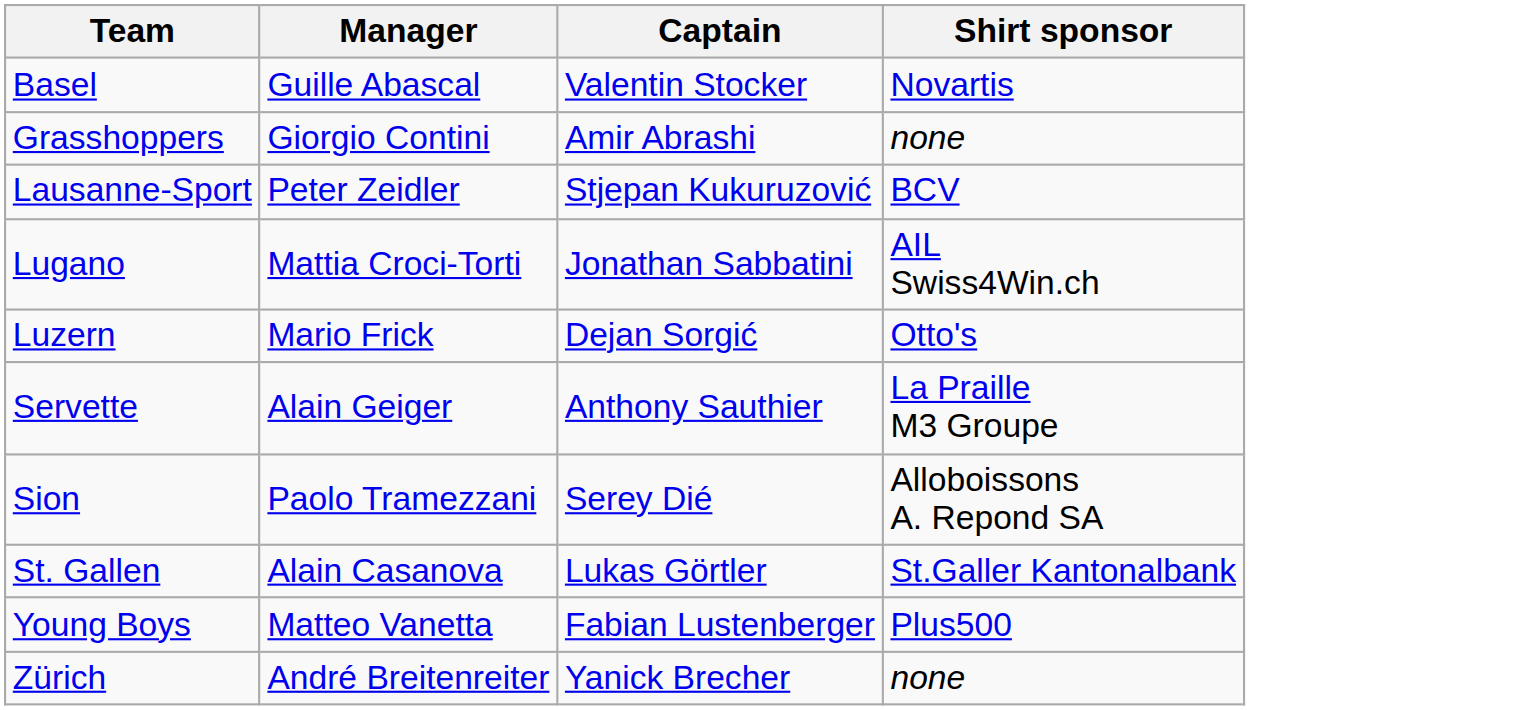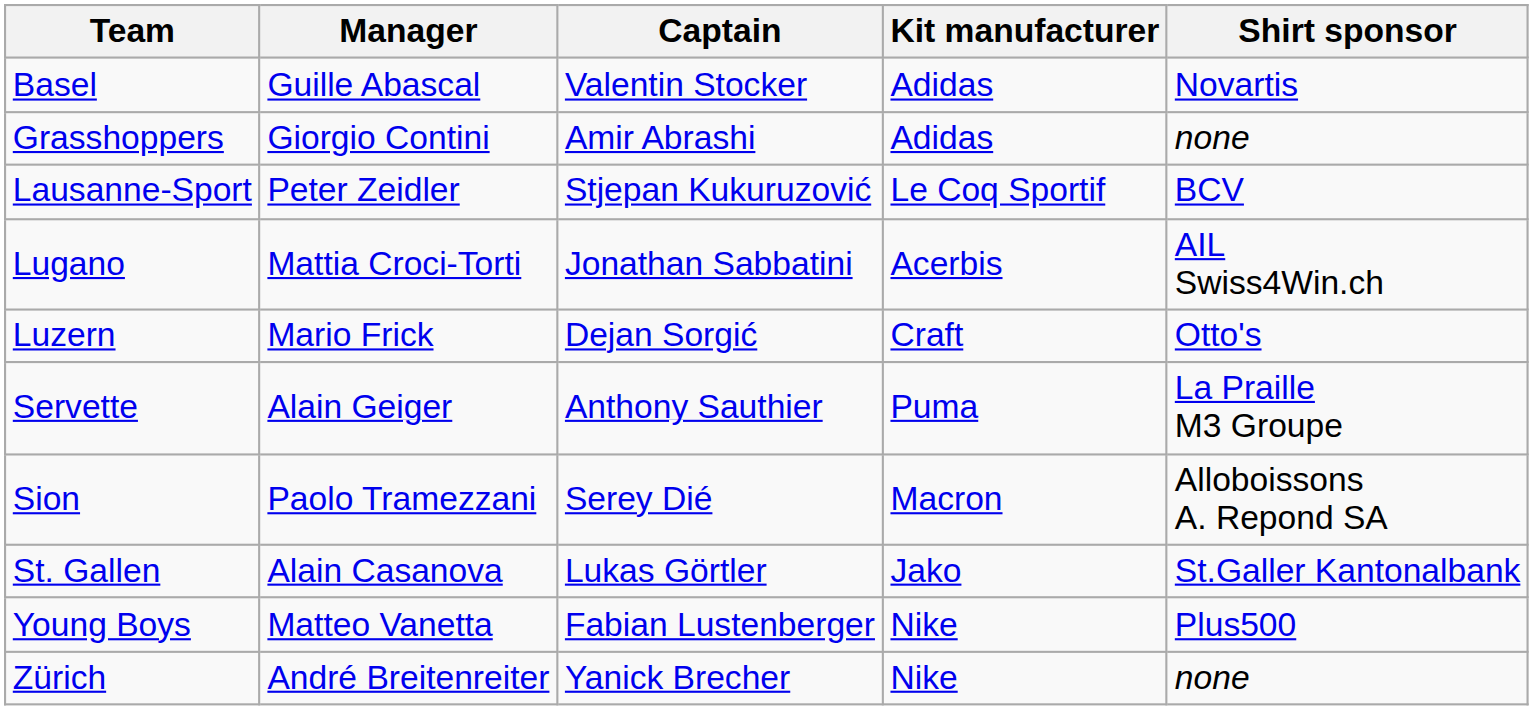+ column: (1025, 31)
